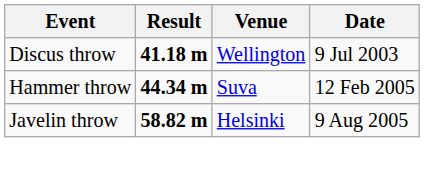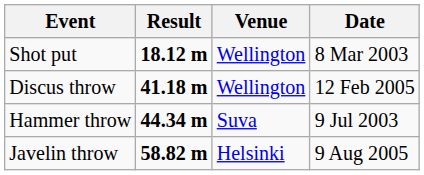+ row: (43, 54)
(356, 54) 9 Jul 2003 -> (365, 87) 12 Feb 2005
(365, 87) 12 Feb 2005 -> (356, 120) 9 Jul 2003
